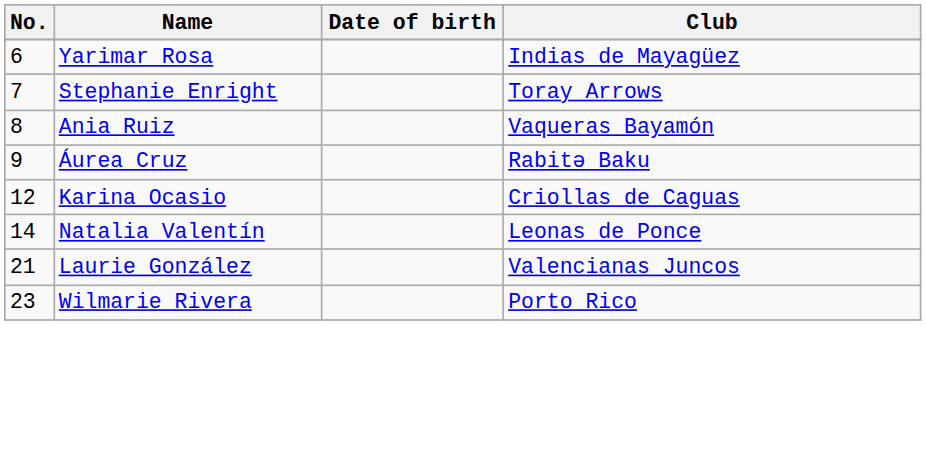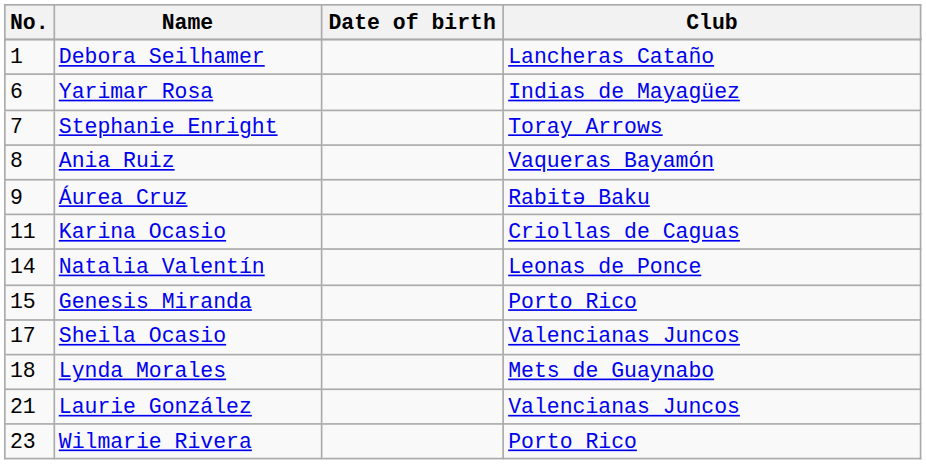+ row: (162, 57)
(23, 197) 12 -> (23, 232) 11
+ row: (155, 302)
+ row: (142, 337)
+ row: (142, 372)
